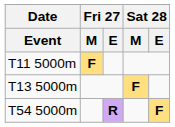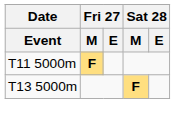- row: (43, 110)
